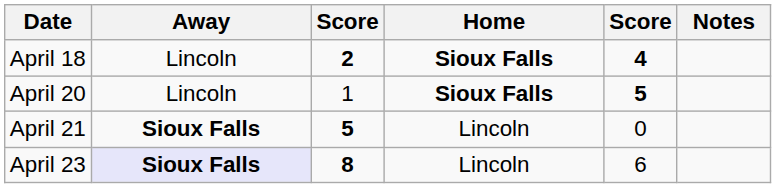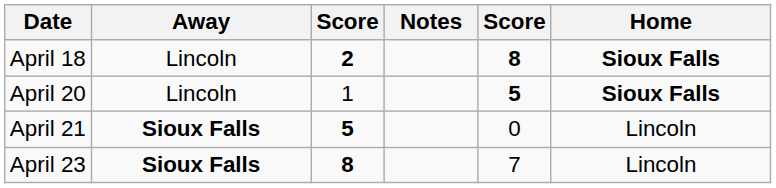columns swapped: (494, 22) <-> (724, 22)
(640, 57) 4 -> (514, 57) 8
(201, 164) lavender background -> (201, 164) no background
(640, 164) 6 -> (514, 164) 7
